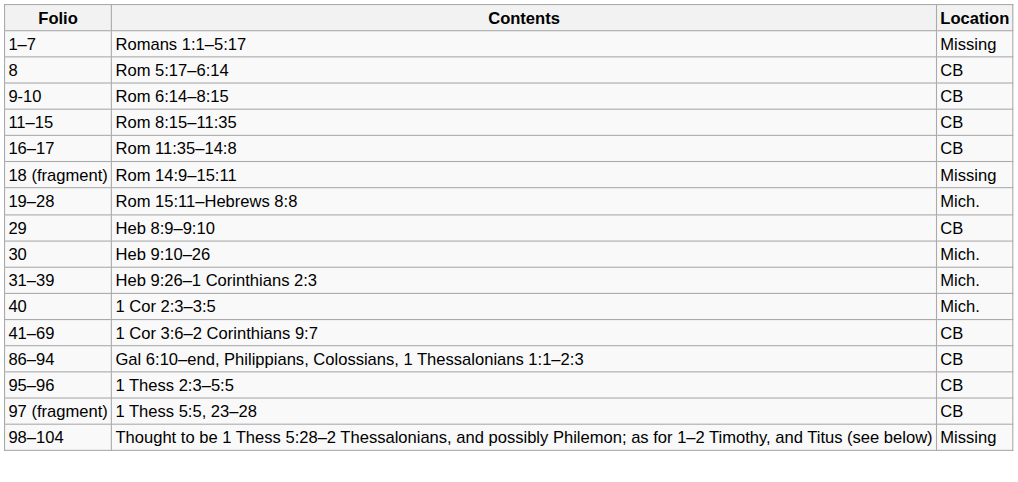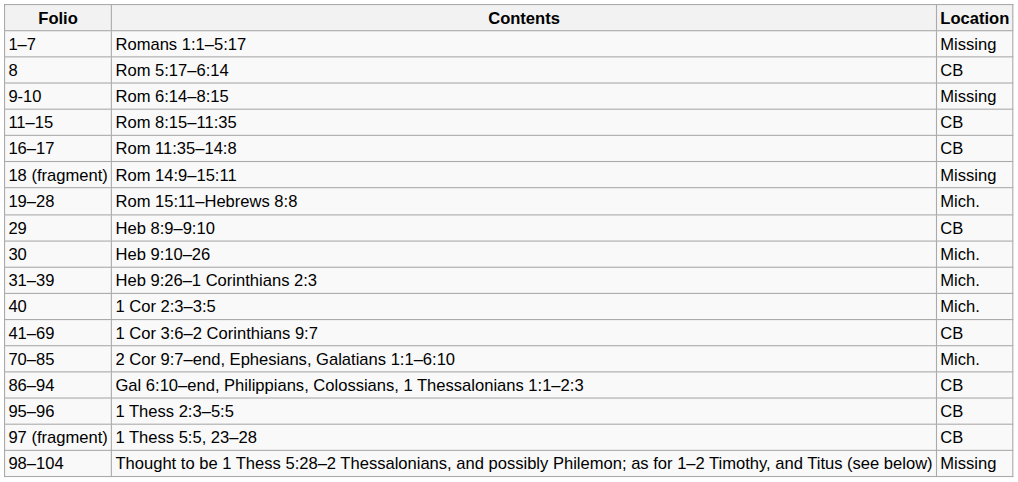(952, 97) CB -> (968, 97) Missing
+ row: (285, 359)
